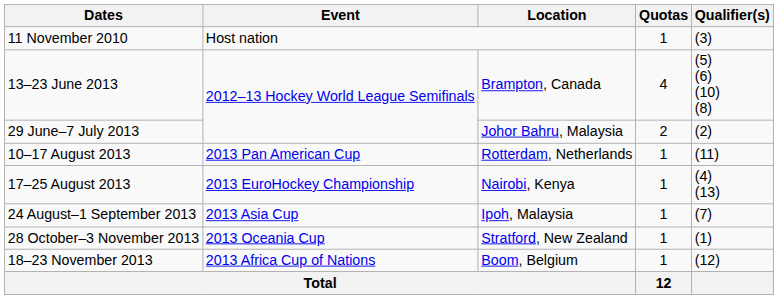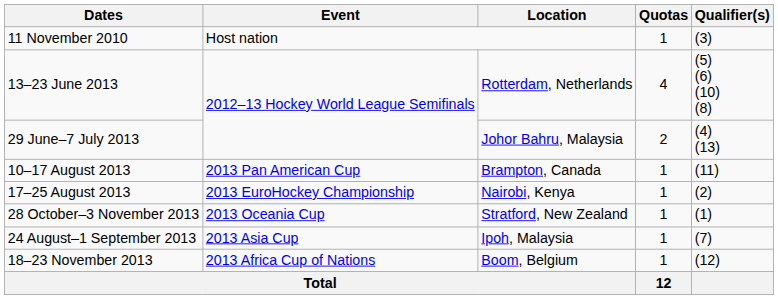(541, 84) Brampton, Canada -> (557, 84) Rotterdam, Netherlands
(703, 131) (2) -> (707, 139) (4) (13)
(557, 154) Rotterdam, Netherlands -> (541, 170) Brampton, Canada
(707, 184) (4) (13) -> (703, 192) (2)
rows swapped: (102, 215) <-> (104, 237)
